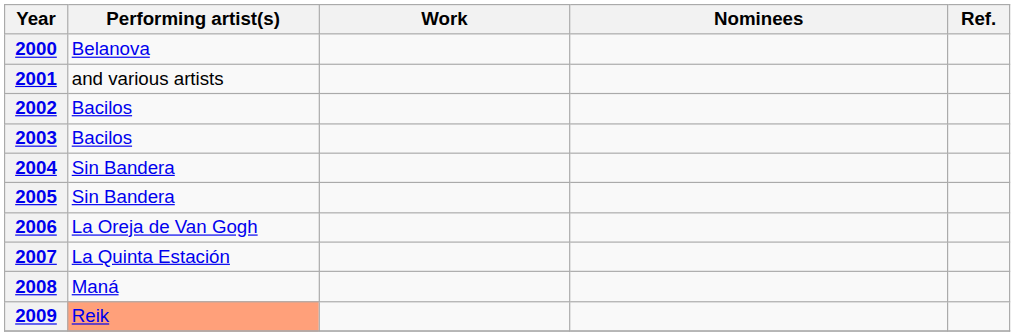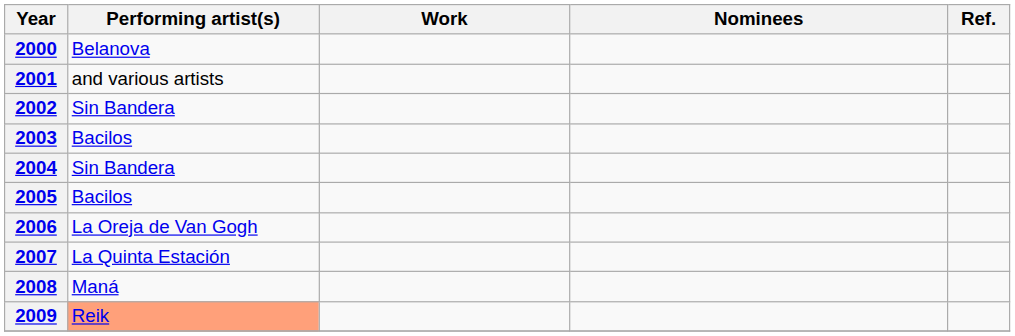(102, 108) Bacilos -> (123, 108) Sin Bandera
(123, 197) Sin Bandera -> (102, 197) Bacilos
